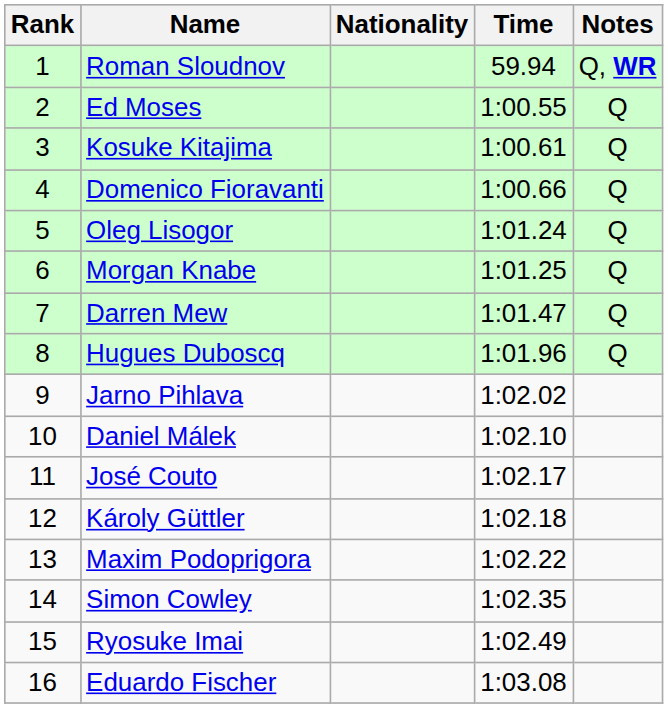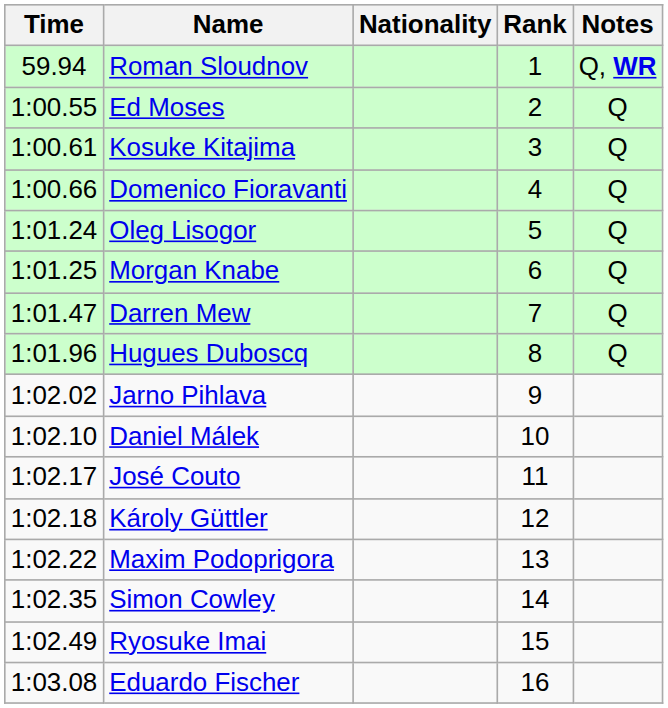columns swapped: (42, 25) <-> (523, 25)
